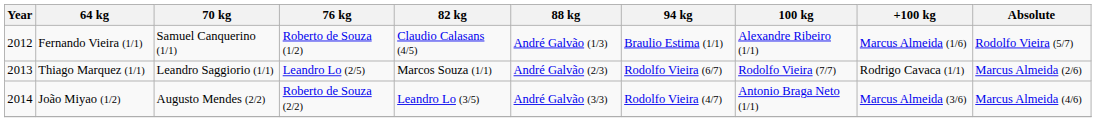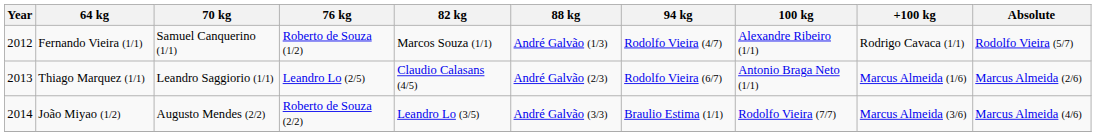(441, 43) Claudio Calasans (4/5) -> (444, 43) Marcos Souza (1/1)
(674, 43) Braulio Estima (1/1) -> (673, 43) Rodolfo Vieira (4/7)
(913, 43) Marcus Almeida (1/6) -> (912, 43) Rodrigo Cavaca (1/1)
(444, 71) Marcos Souza (1/1) -> (441, 78) Claudio Calasans (4/5)
(787, 71) Rodolfo Vieira (7/7) -> (789, 78) Antonio Braga Neto (1/1)
(912, 71) Rodrigo Cavaca (1/1) -> (913, 78) Marcus Almeida (1/6)
(673, 99) Rodolfo Vieira (4/7) -> (674, 114) Braulio Estima (1/1)
(789, 99) Antonio Braga Neto (1/1) -> (787, 114) Rodolfo Vieira (7/7)
